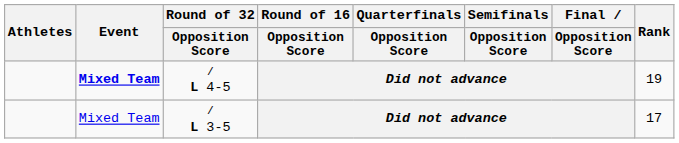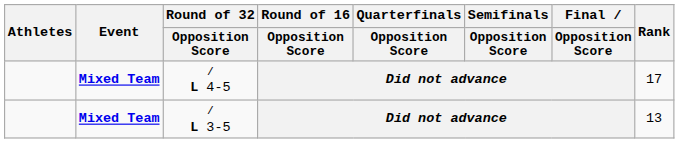(654, 80) 19 -> (654, 80) 17
(119, 119) normal -> (119, 119) bold
(654, 119) 17 -> (654, 119) 13
